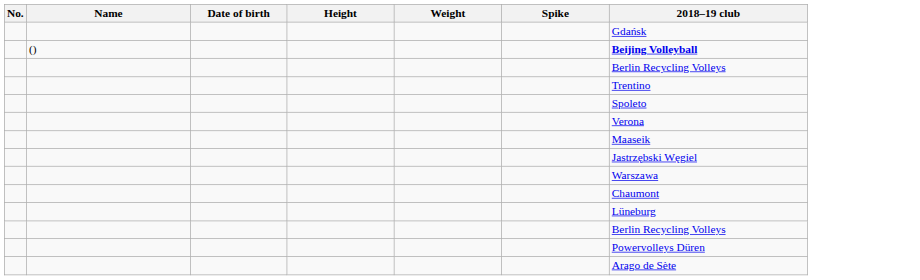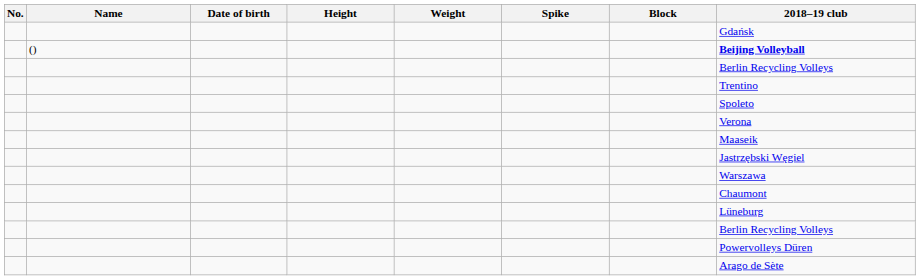+ column: (663, 13)
